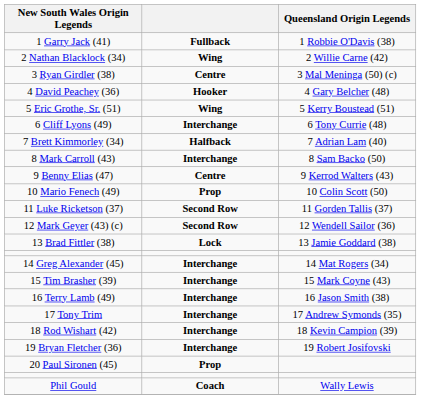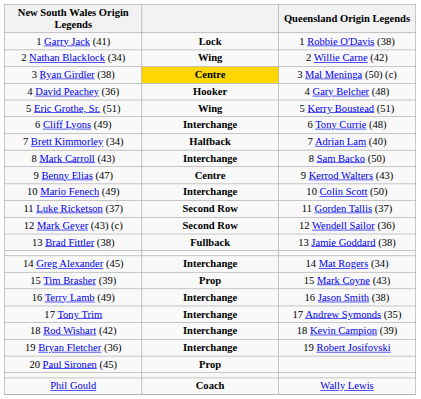(210, 41) Fullback -> (210, 41) Lock
(210, 74) no background -> (210, 74) gold background
(210, 192) Prop -> (210, 192) Interchange
(210, 242) Lock -> (210, 242) Fullback
(210, 280) Interchange -> (210, 280) Prop
